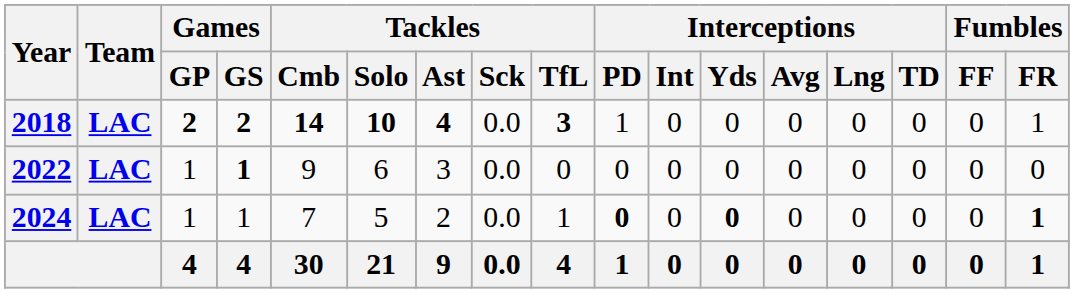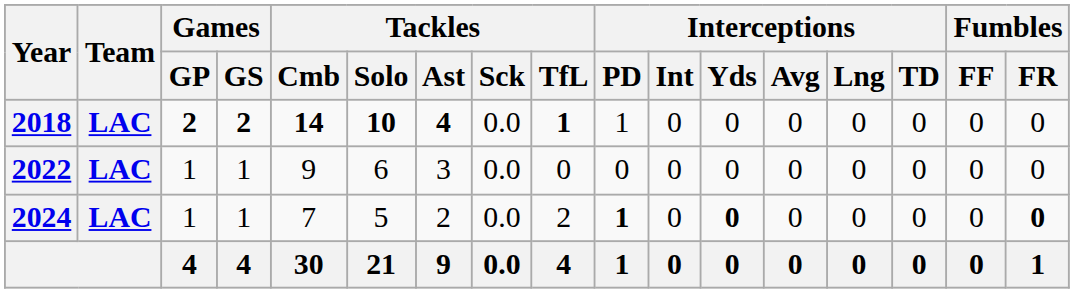(564, 122) 3 -> (564, 122) 1
(1038, 122) 1 -> (1038, 122) 0
(244, 169) bold -> (244, 169) normal
(564, 216) 1 -> (564, 216) 2
(622, 216) 0 -> (622, 216) 1
(1038, 216) 1 -> (1038, 216) 0
